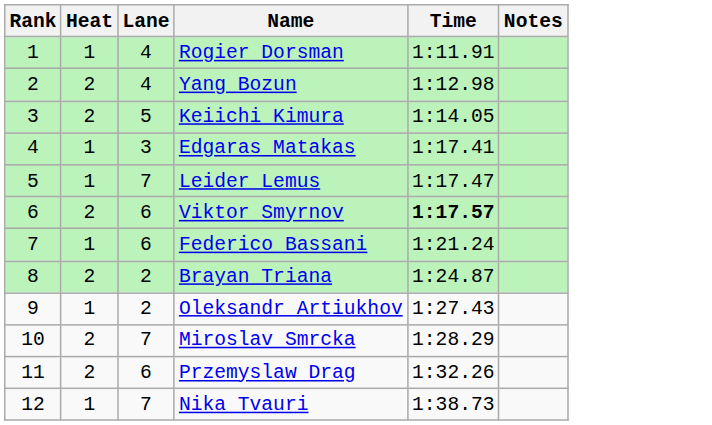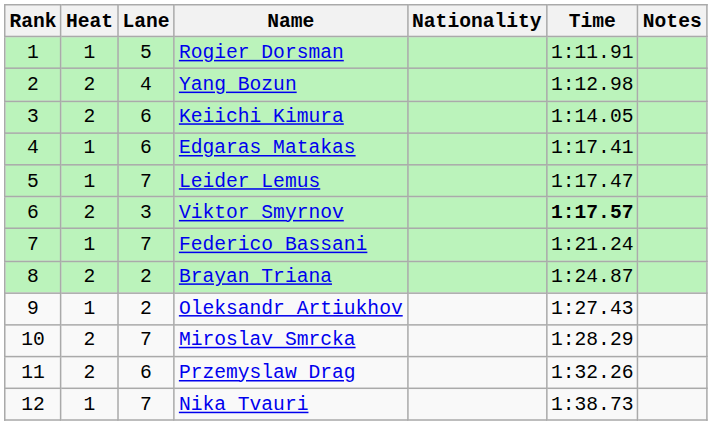+ column: (477, 21)
(146, 53) 4 -> (146, 53) 5
(146, 117) 5 -> (146, 117) 6
(146, 149) 3 -> (146, 149) 6
(146, 213) 6 -> (146, 213) 3
(146, 245) 6 -> (146, 245) 7
